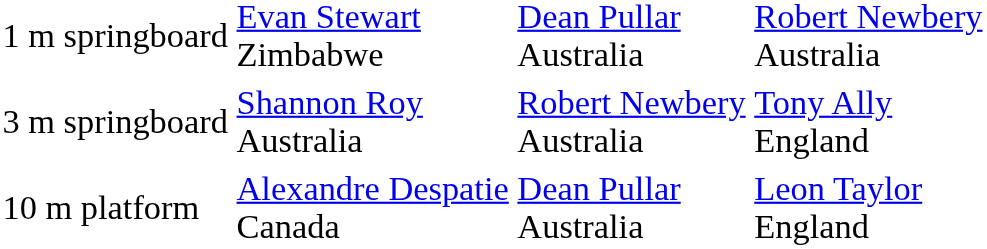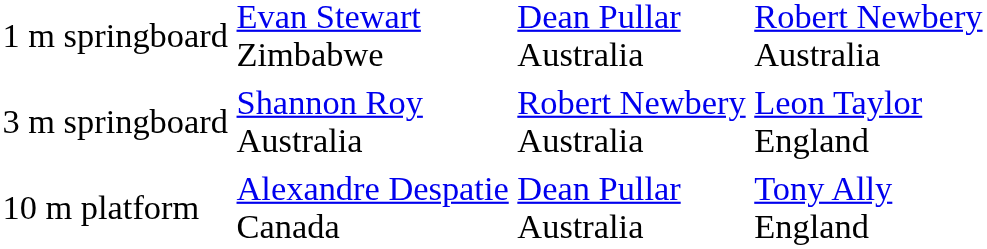(823, 121) Tony Ally England -> (838, 121) Leon Taylor England
(838, 207) Leon Taylor England -> (823, 207) Tony Ally England
